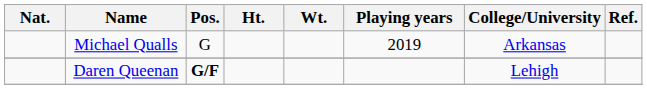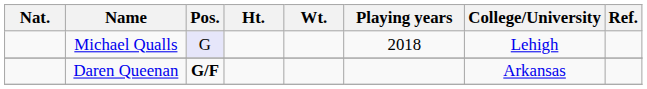(205, 44) no background -> (205, 44) lavender background
(404, 44) 2019 -> (404, 44) 2018
(535, 44) Arkansas -> (535, 44) Lehigh
(535, 71) Lehigh -> (535, 71) Arkansas
